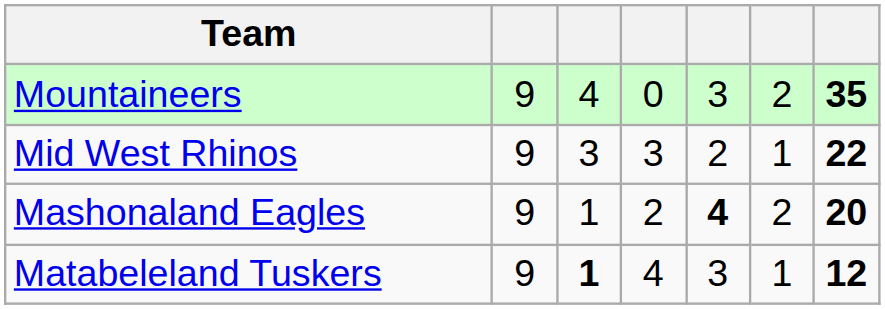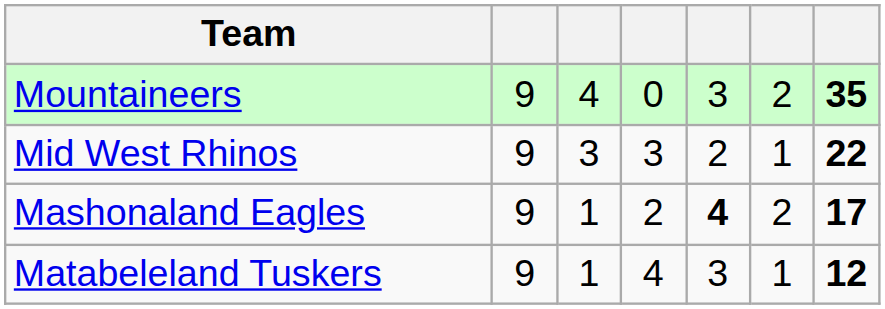(846, 213) 20 -> (846, 213) 17
(589, 272) bold -> (589, 272) normal
